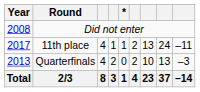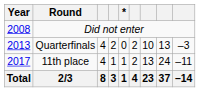rows swapped: (65, 62) <-> (65, 45)
